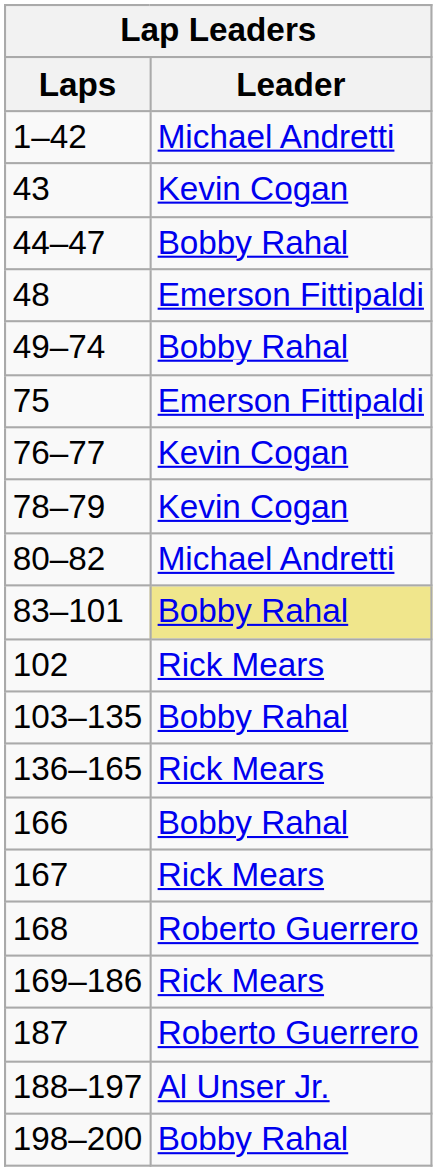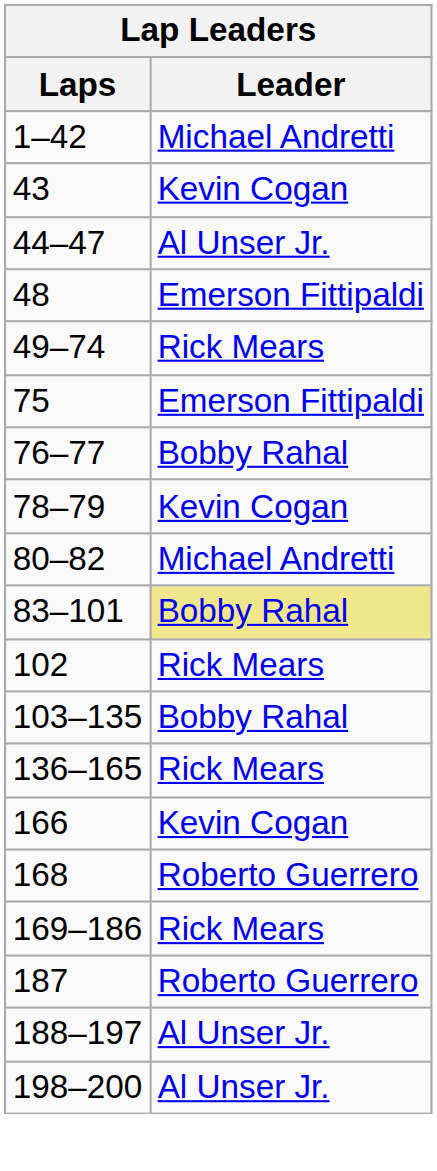(253, 242) Bobby Rahal -> (244, 242) Al Unser Jr.
(253, 347) Bobby Rahal -> (241, 347) Rick Mears
(253, 453) Kevin Cogan -> (253, 453) Bobby Rahal
(253, 822) Bobby Rahal -> (253, 822) Kevin Cogan
- row: (40, 875)
(253, 1139) Bobby Rahal -> (244, 1086) Al Unser Jr.
